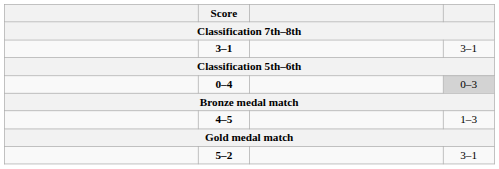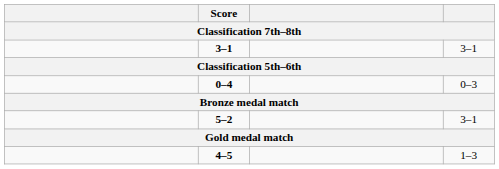(469, 84) lightgrey background -> (469, 84) no background
rows swapped: (224, 155) <-> (224, 119)
